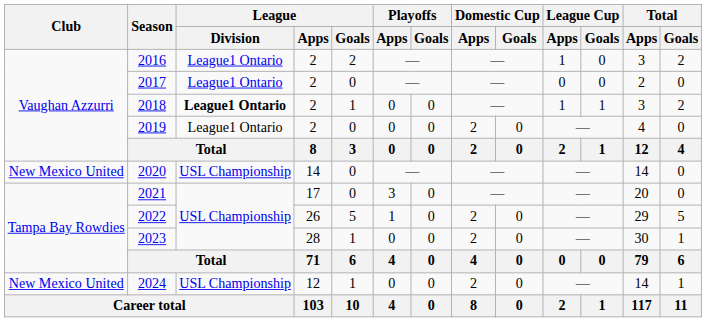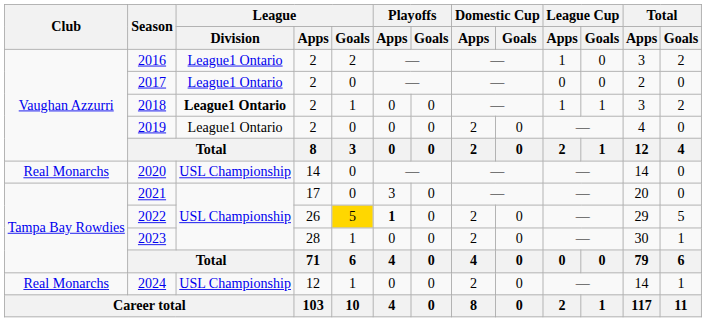(66, 171) New Mexico United -> (66, 171) Real Monarchs
(352, 216) no background -> (352, 216) gold background
(392, 216) normal -> (392, 216) bold
(66, 283) New Mexico United -> (66, 283) Real Monarchs
